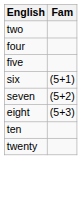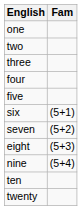+ row: (16, 29)
+ row: (19, 63)
+ row: (17, 163)
